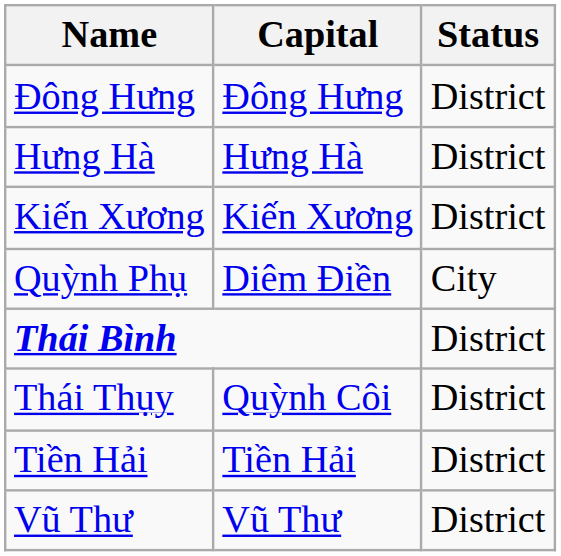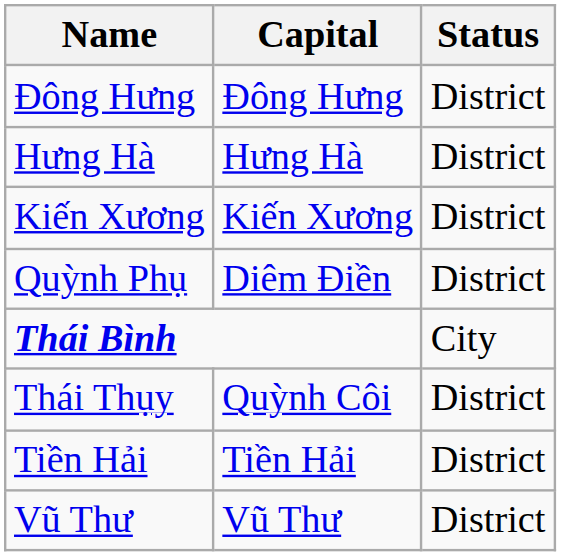(464, 277) City -> (488, 277) District
(488, 338) District -> (464, 338) City
